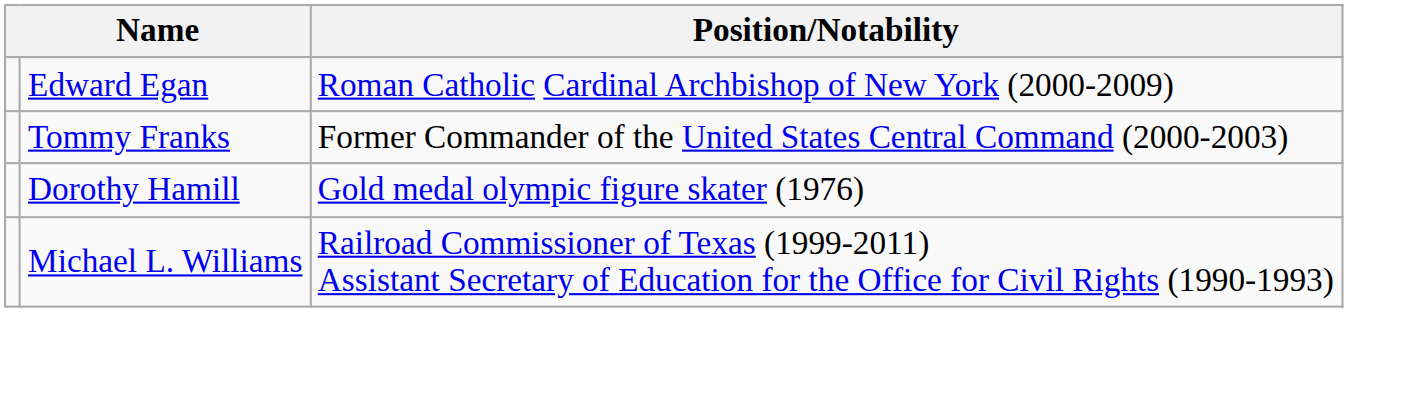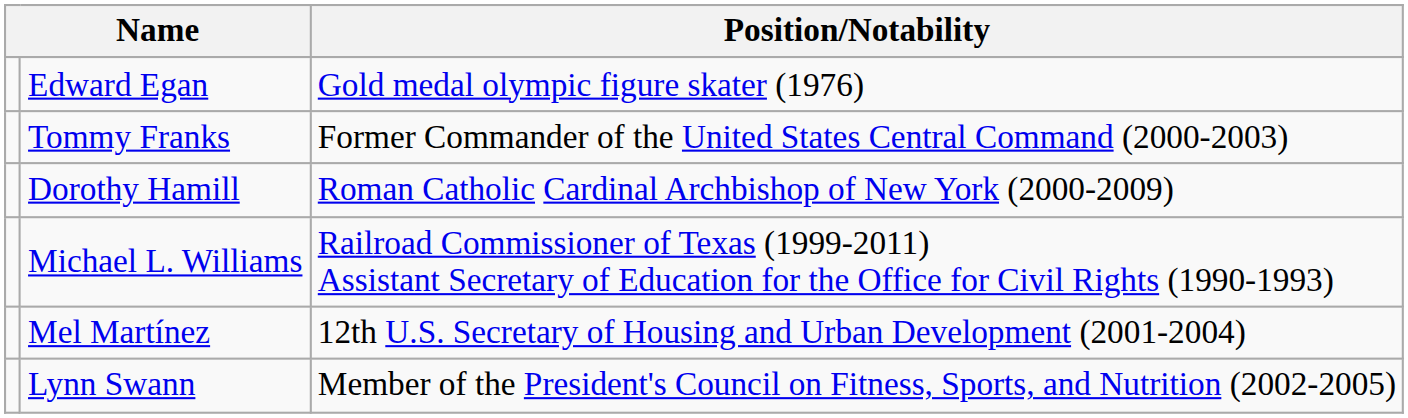(746, 83) Roman Catholic Cardinal Archbishop of New York (2000-2009) -> (591, 83) Gold medal olympic figure skater (1976)
(591, 189) Gold medal olympic figure skater (1976) -> (746, 189) Roman Catholic Cardinal Archbishop of New York (2000-2009)
+ row: (119, 332)
+ row: (112, 385)
